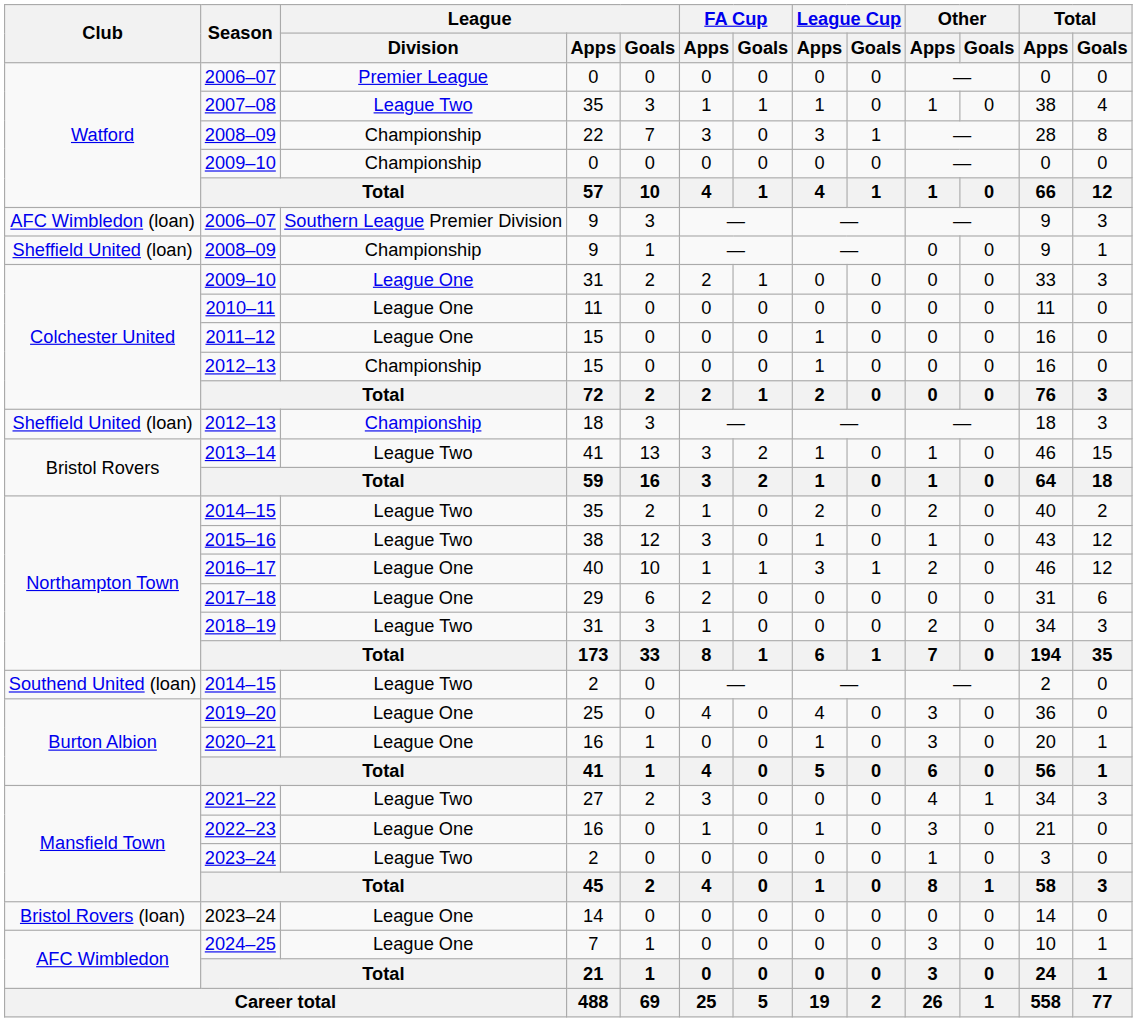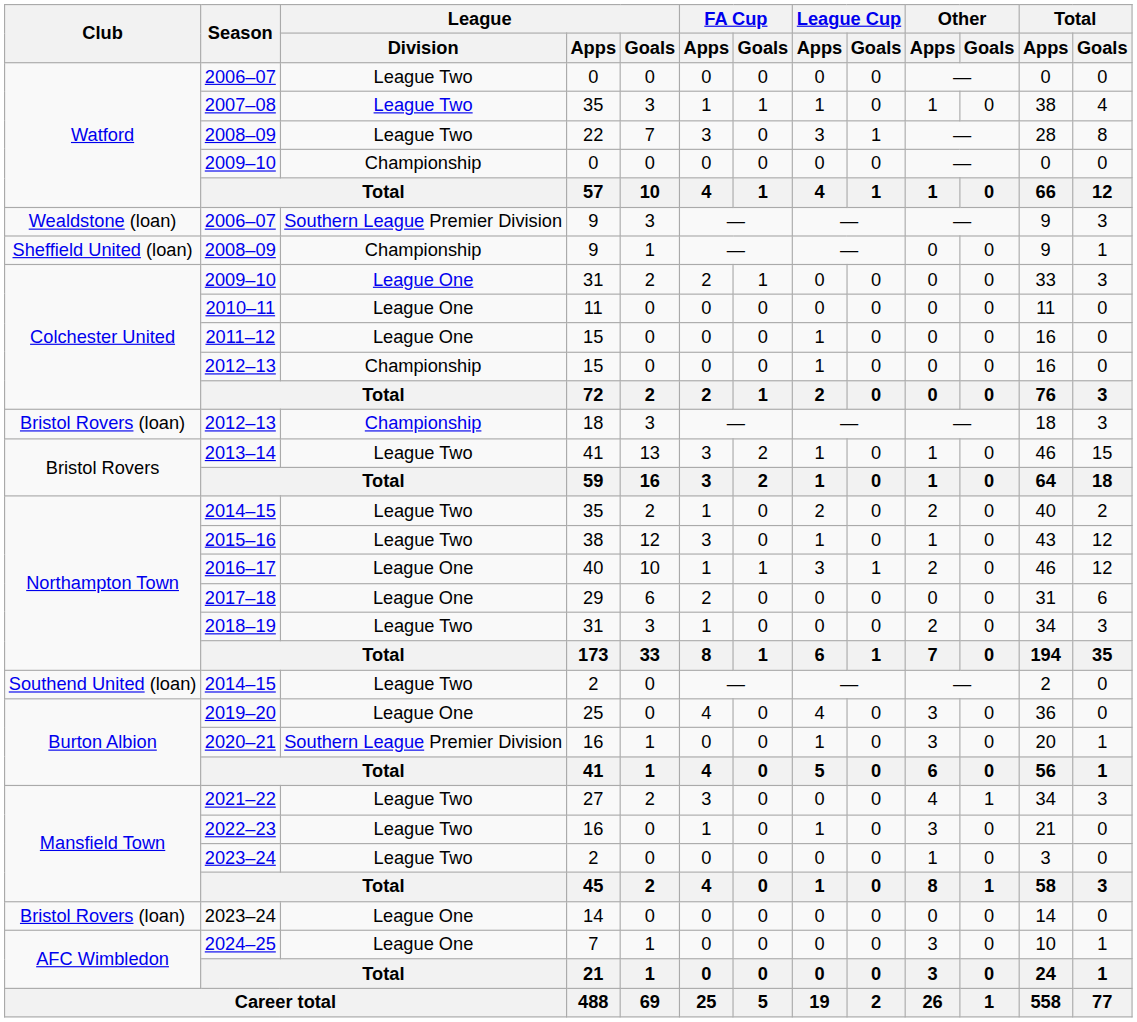(423, 76) Premier League -> (423, 76) League Two
(423, 134) Championship -> (423, 134) League Two
(103, 221) AFC Wimbledon (loan) -> (103, 221) Wealdstone (loan)
(103, 423) Sheffield United (loan) -> (103, 423) Bristol Rovers (loan)
(423, 742) League One -> (423, 742) Southern League Premier Division
(423, 828) League One -> (423, 828) League Two
